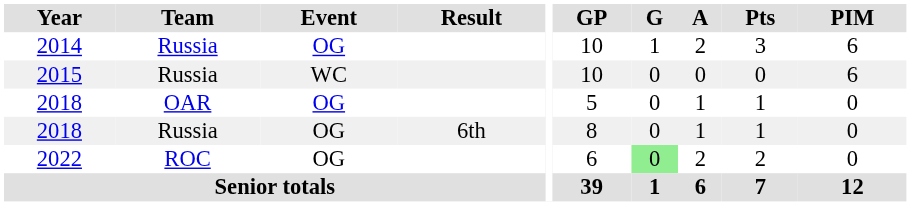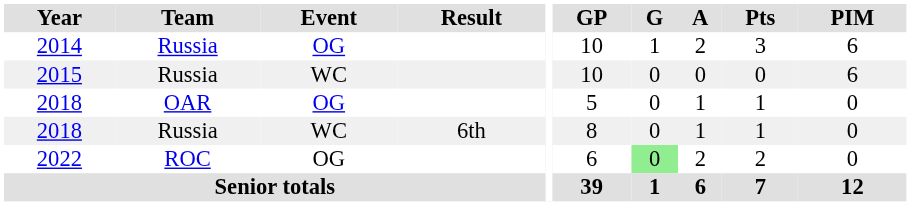(329, 130) OG -> (329, 130) WC
